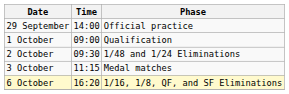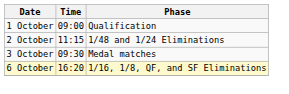- row: (38, 26)
(87, 54) 09:30 -> (71, 40) 11:15
(87, 68) 11:15 -> (71, 54) 09:30
